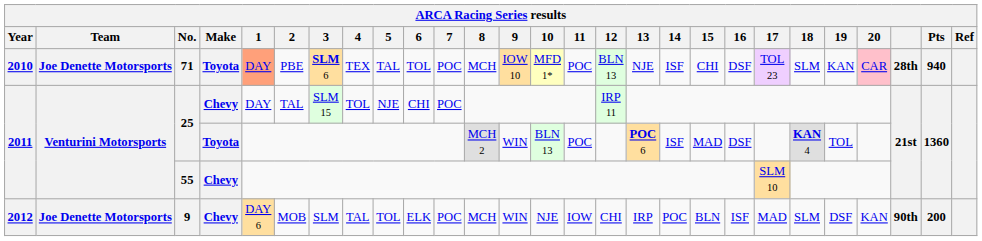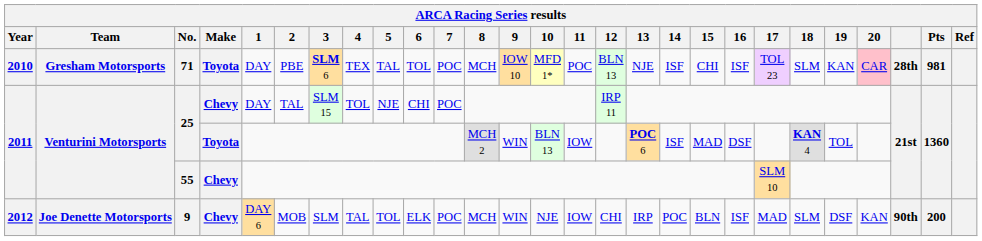(105, 66) Joe Denette Motorsports -> (105, 66) Gresham Motorsports
(258, 66) lightsalmon background -> (258, 66) no background
(740, 66) DSF -> (740, 66) ISF
(936, 66) 940 -> (936, 66) 981
(580, 142) POC -> (580, 142) IOW
